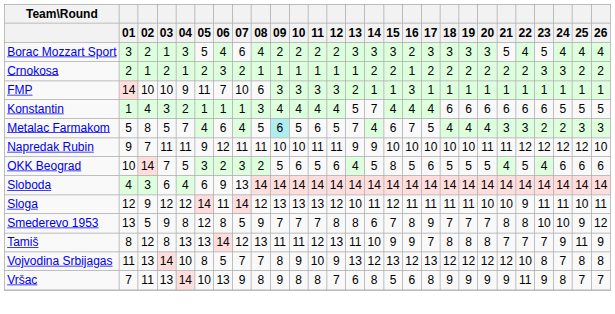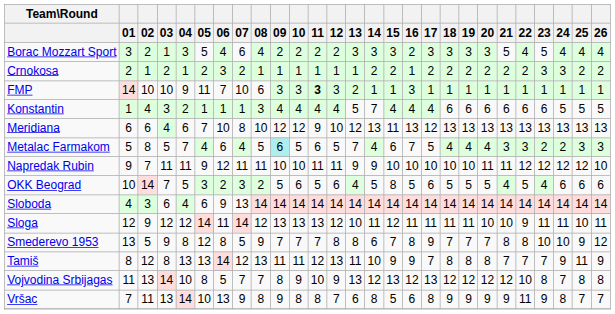(318, 90) normal -> (318, 90) bold
+ row: (33, 128)
